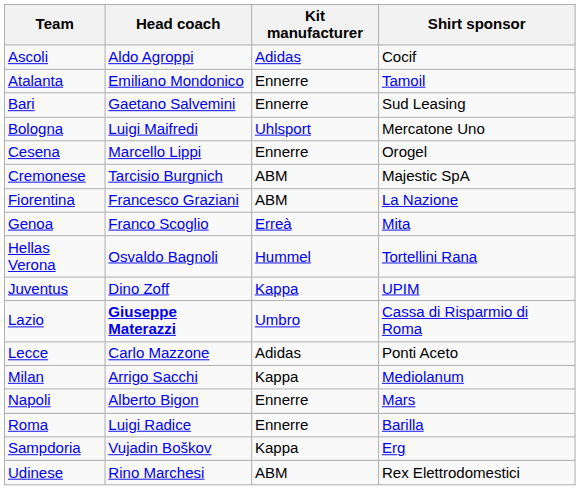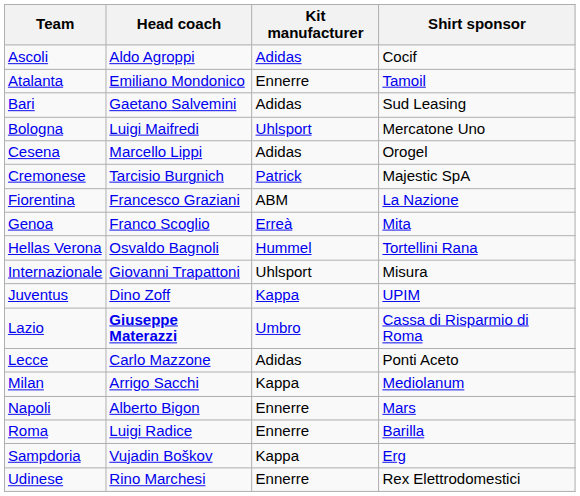(282, 104) Ennerre -> (279, 104) Adidas
(282, 152) Ennerre -> (279, 152) Adidas
(271, 176) ABM -> (279, 176) Patrick
+ row: (55, 271)
(271, 472) ABM -> (282, 479) Ennerre
